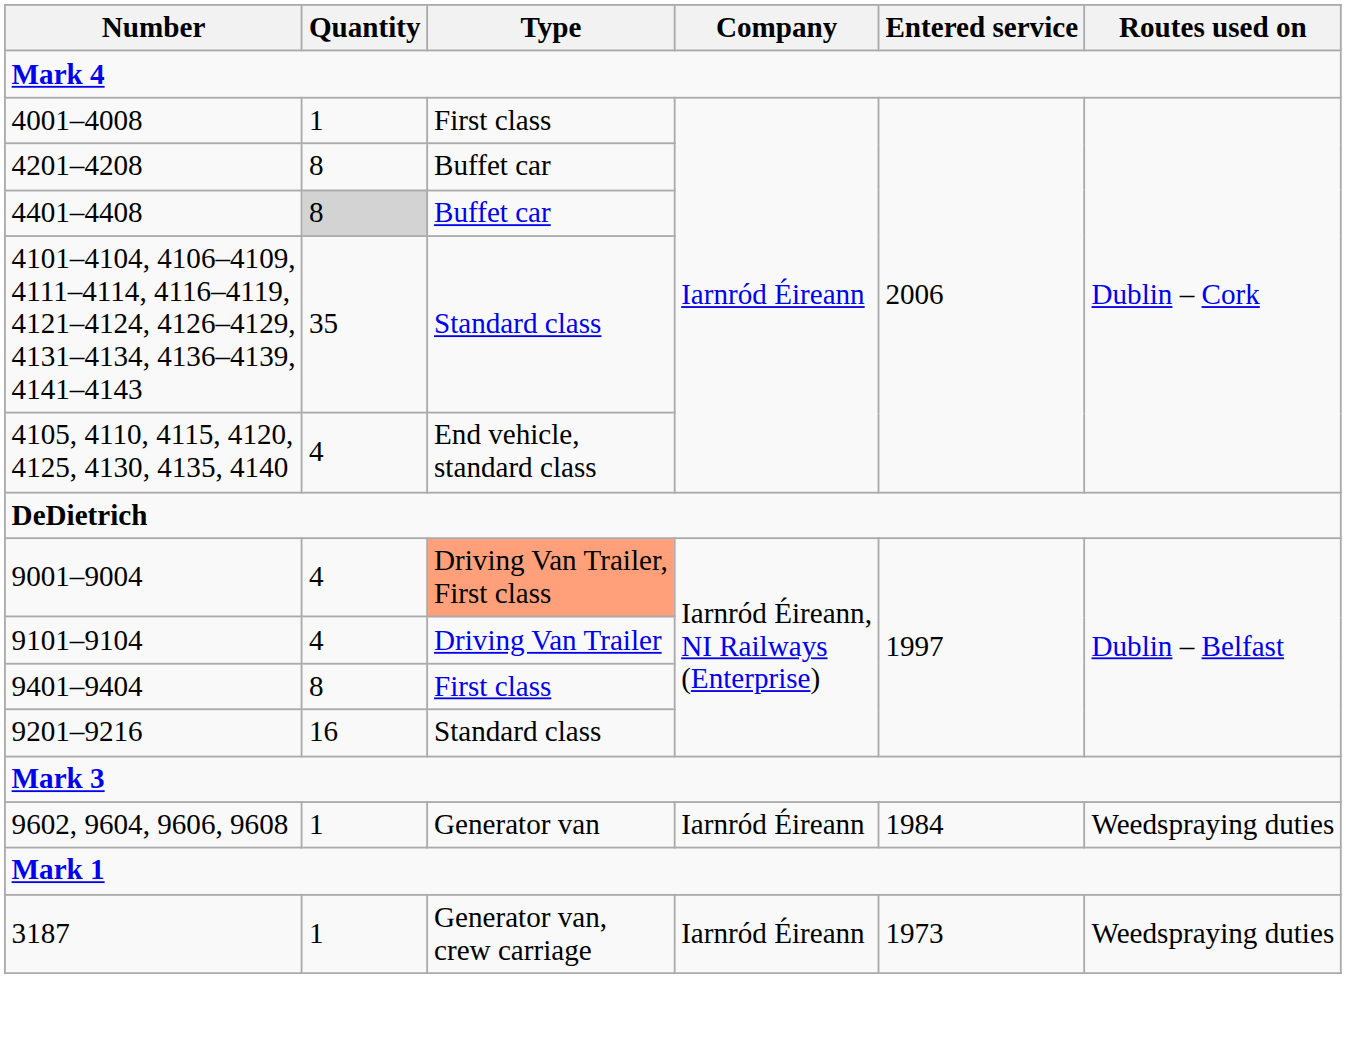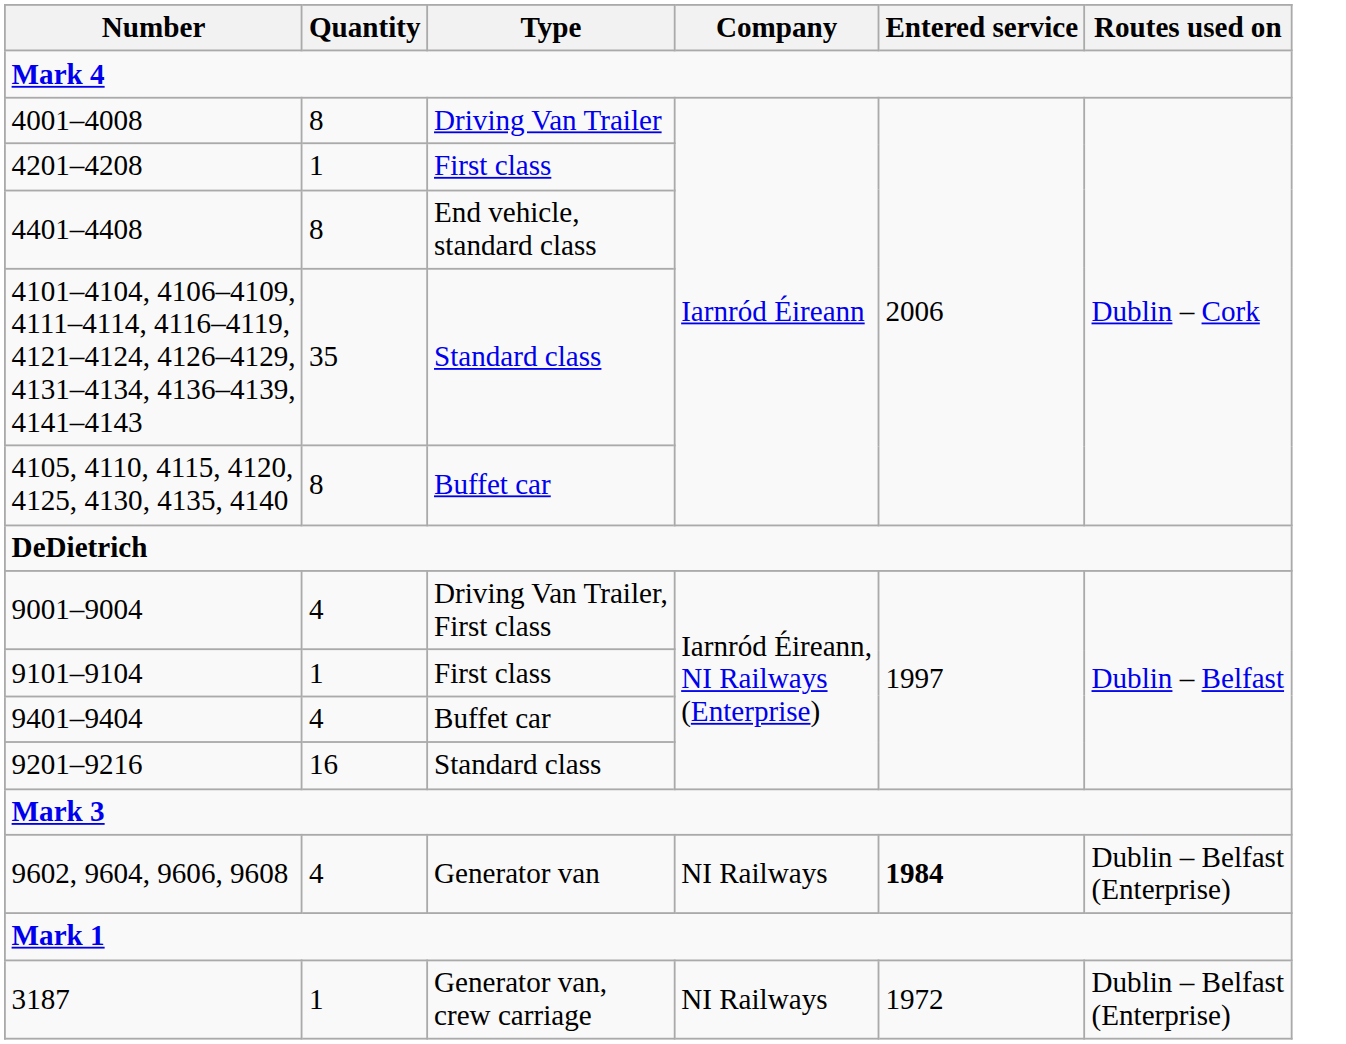(316, 119) 1 -> (316, 119) 8
(493, 119) First class -> (548, 119) Driving Van Trailer
(316, 166) 8 -> (316, 166) 1
(492, 166) Buffet car -> (493, 166) First class
(316, 212) lightgrey background -> (316, 228) no background
(492, 212) Buffet car -> (515, 228) End vehicle, standard class
(316, 452) 4 -> (316, 484) 8
(515, 452) End vehicle, standard class -> (492, 484) Buffet car
(551, 577) lightsalmon background -> (551, 609) no background
(316, 639) 4 -> (316, 672) 1
(548, 639) Driving Van Trailer -> (493, 672) First class
(316, 685) 8 -> (316, 718) 4
(493, 685) First class -> (492, 718) Buffet car
(316, 824) 1 -> (316, 873) 4
(773, 824) Iarnród Éireann -> (754, 873) NI Railways
(915, 824) normal -> (915, 873) bold
(1213, 824) Weedspraying duties -> (1188, 873) Dublin – Belfast (Enterprise)
(773, 933) Iarnród Éireann -> (754, 998) NI Railways
(915, 933) 1973 -> (915, 998) 1972
(1213, 933) Weedspraying duties -> (1188, 998) Dublin – Belfast (Enterprise)
